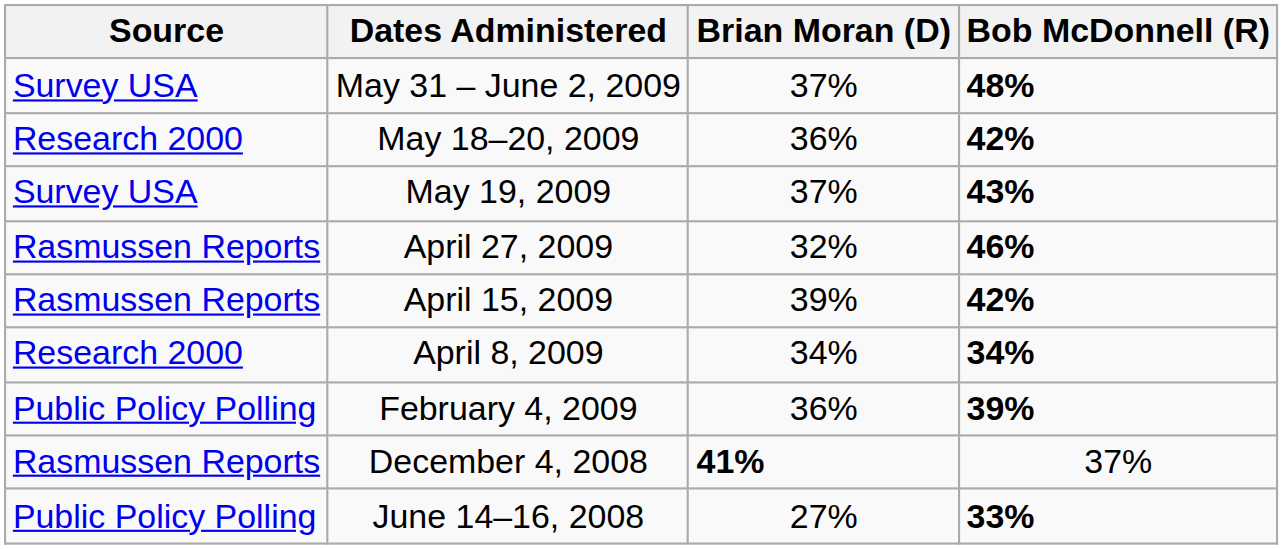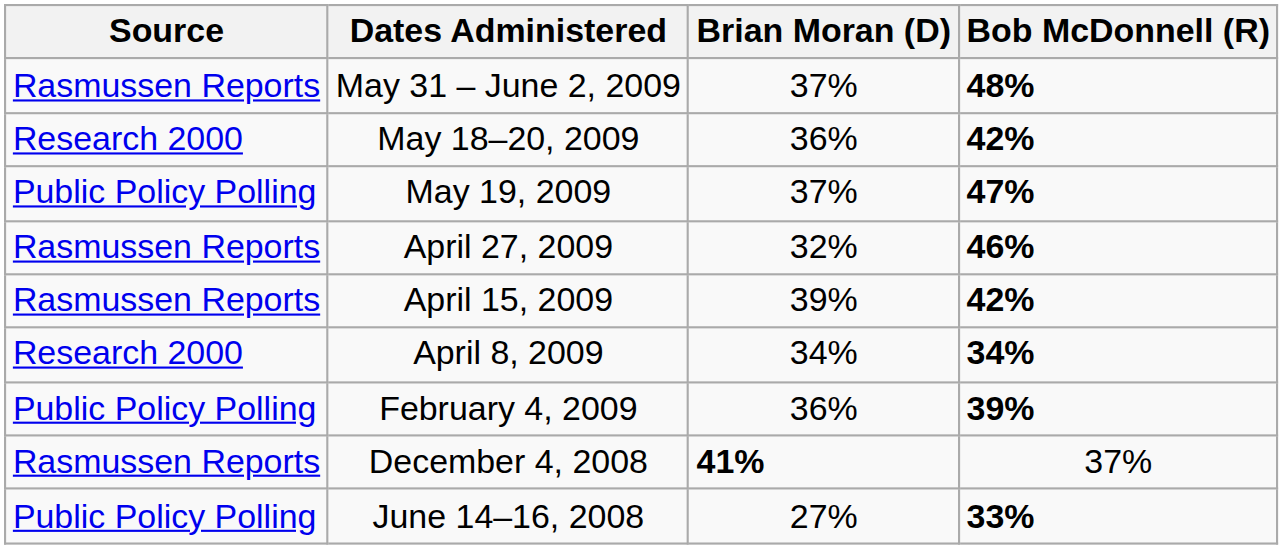(105, 85) Survey USA -> (167, 85) Rasmussen Reports
(105, 192) Survey USA -> (165, 192) Public Policy Polling
(1001, 192) 43% -> (1001, 192) 47%
